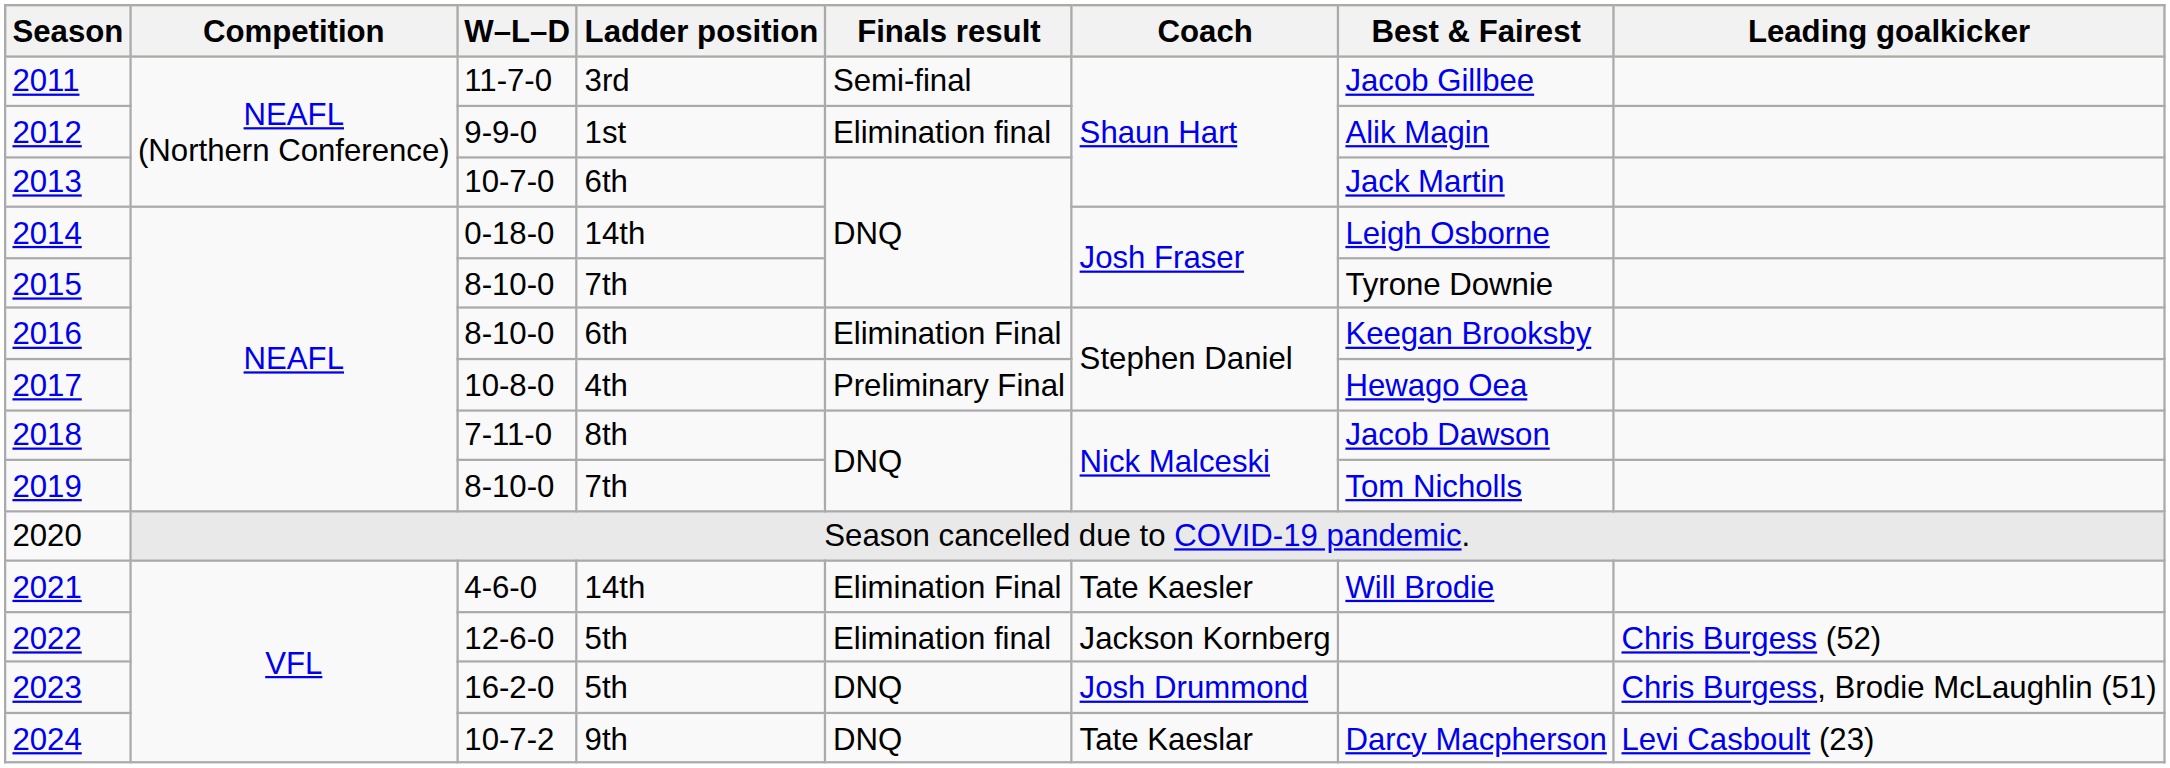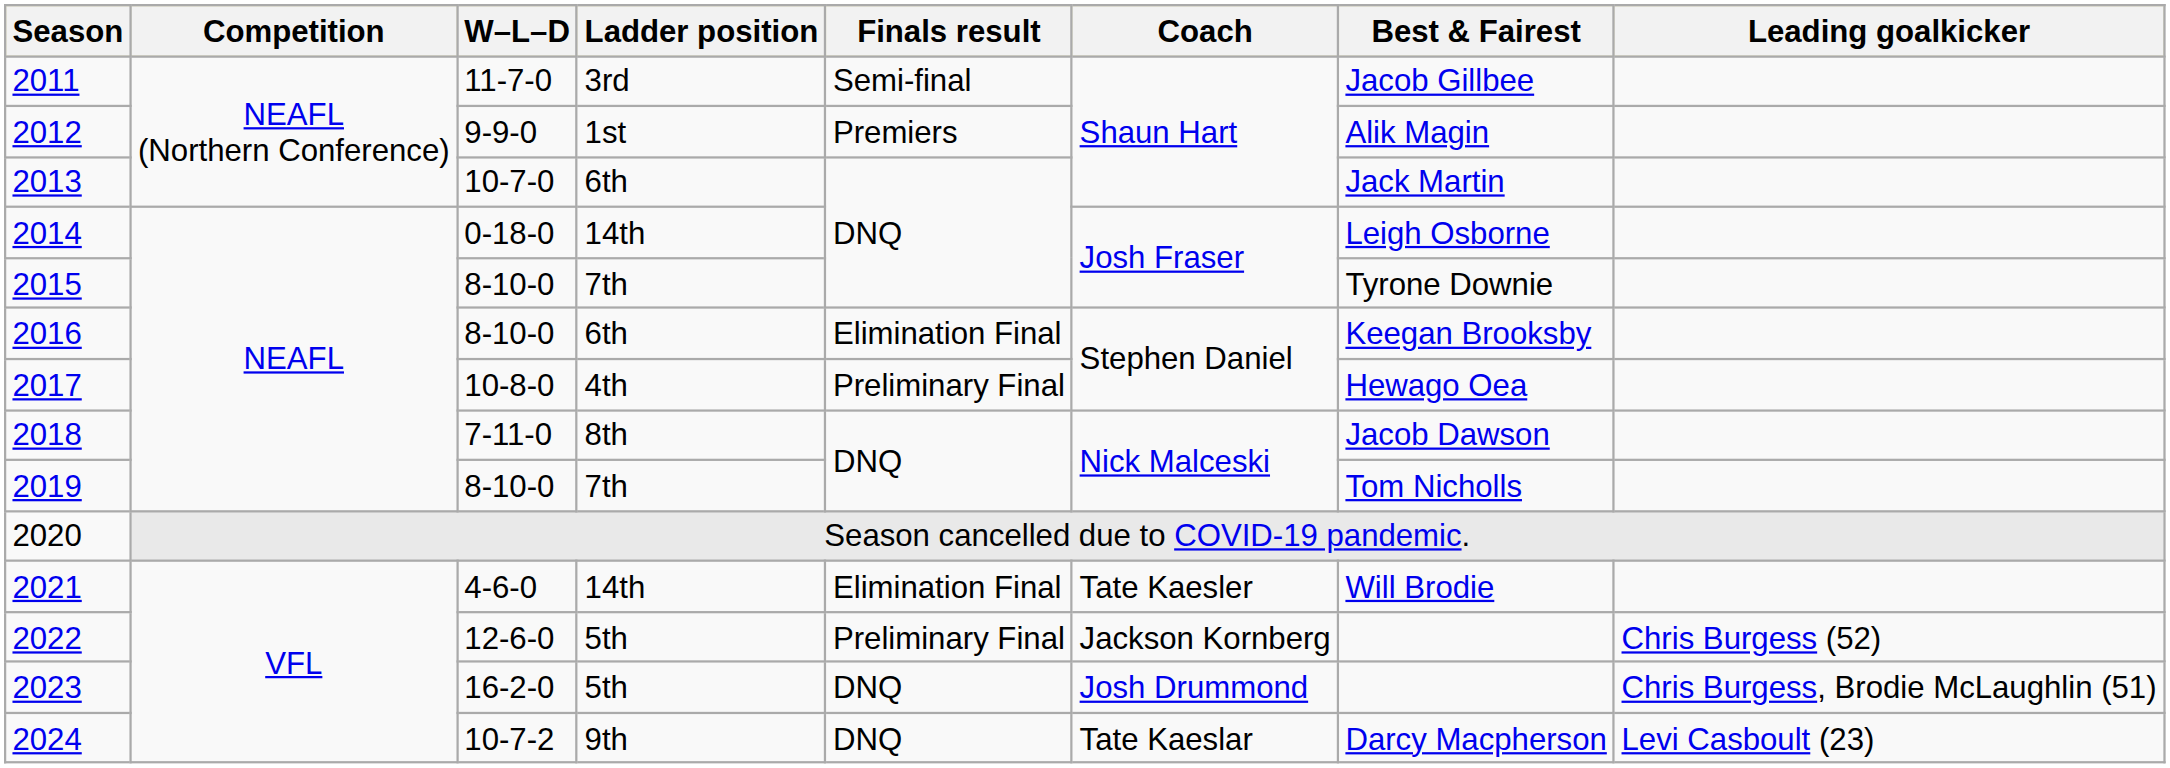(942, 131) Elimination final -> (895, 131) Premiers
(942, 637) Elimination final -> (949, 637) Preliminary Final
